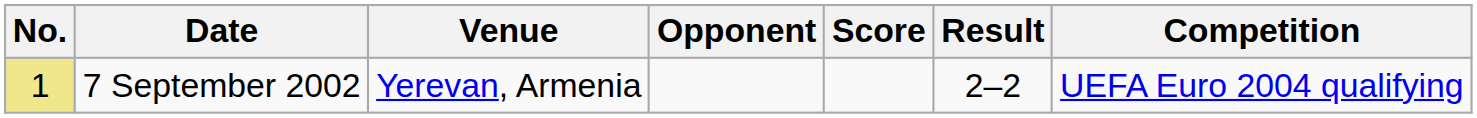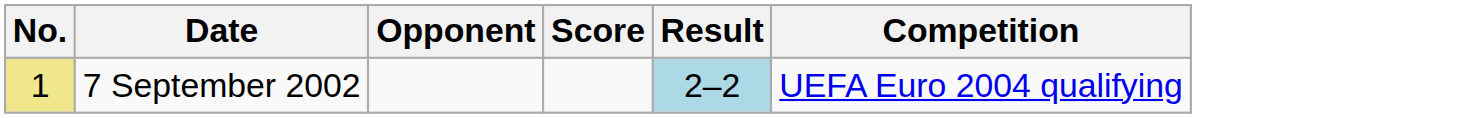- column: (509, 31)
(993, 84) no background -> (712, 84) lightblue background
